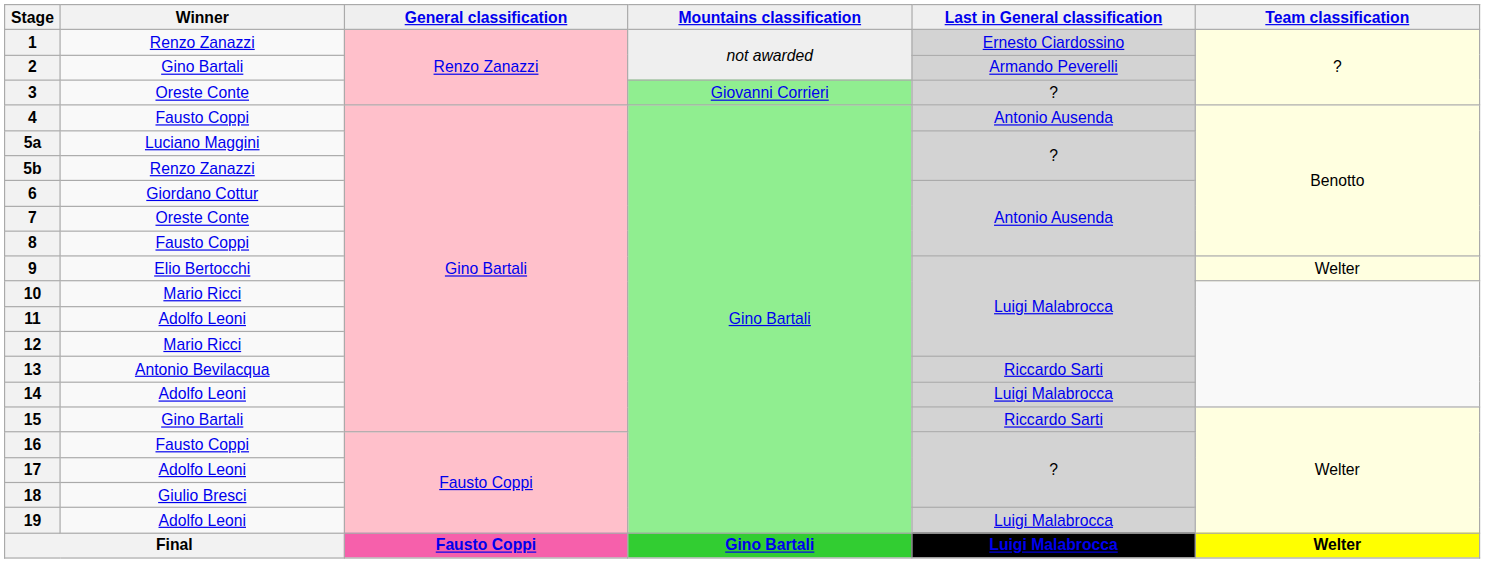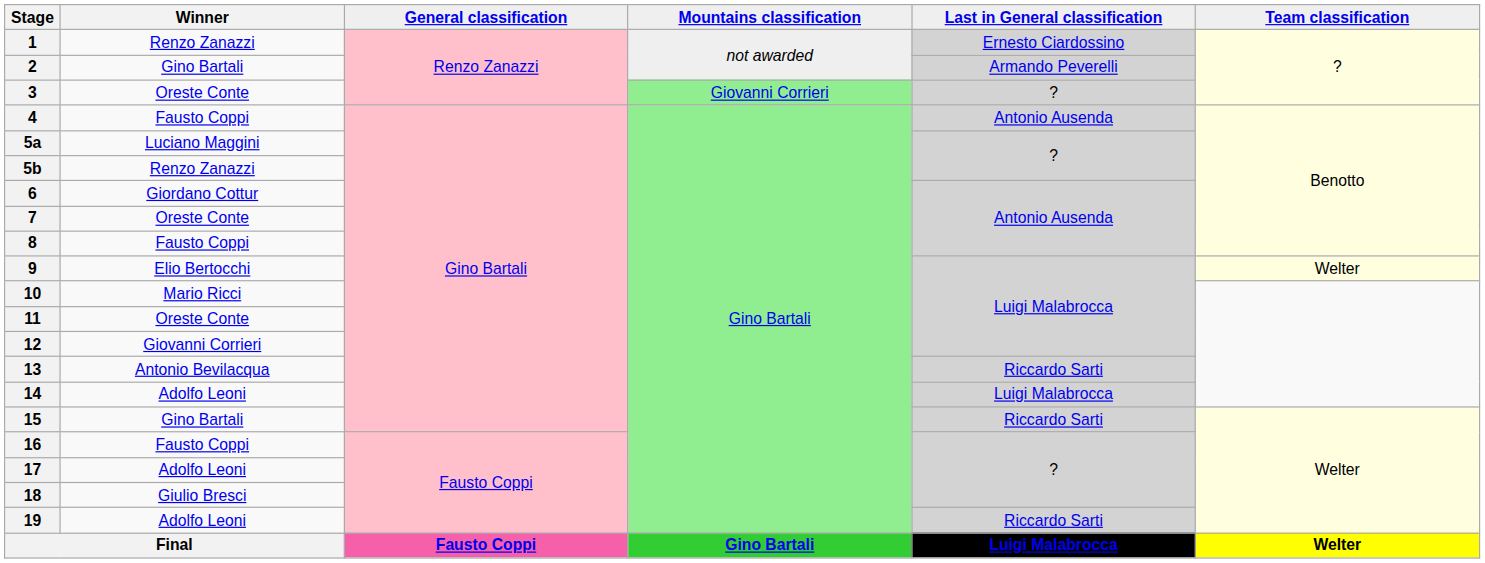(202, 319) Adolfo Leoni -> (202, 319) Oreste Conte
(202, 344) Mario Ricci -> (202, 344) Giovanni Corrieri
(1054, 520) Luigi Malabrocca -> (1054, 520) Riccardo Sarti
